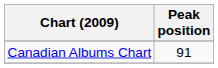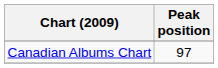(184, 52) 91 -> (184, 52) 97
